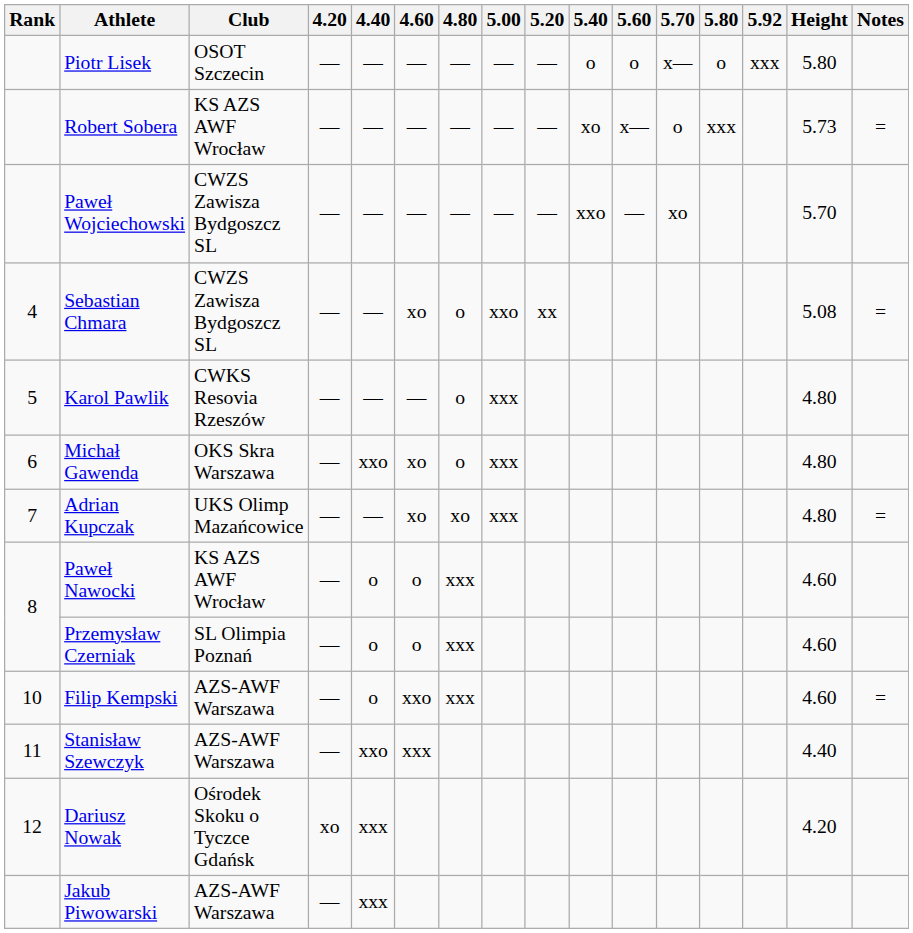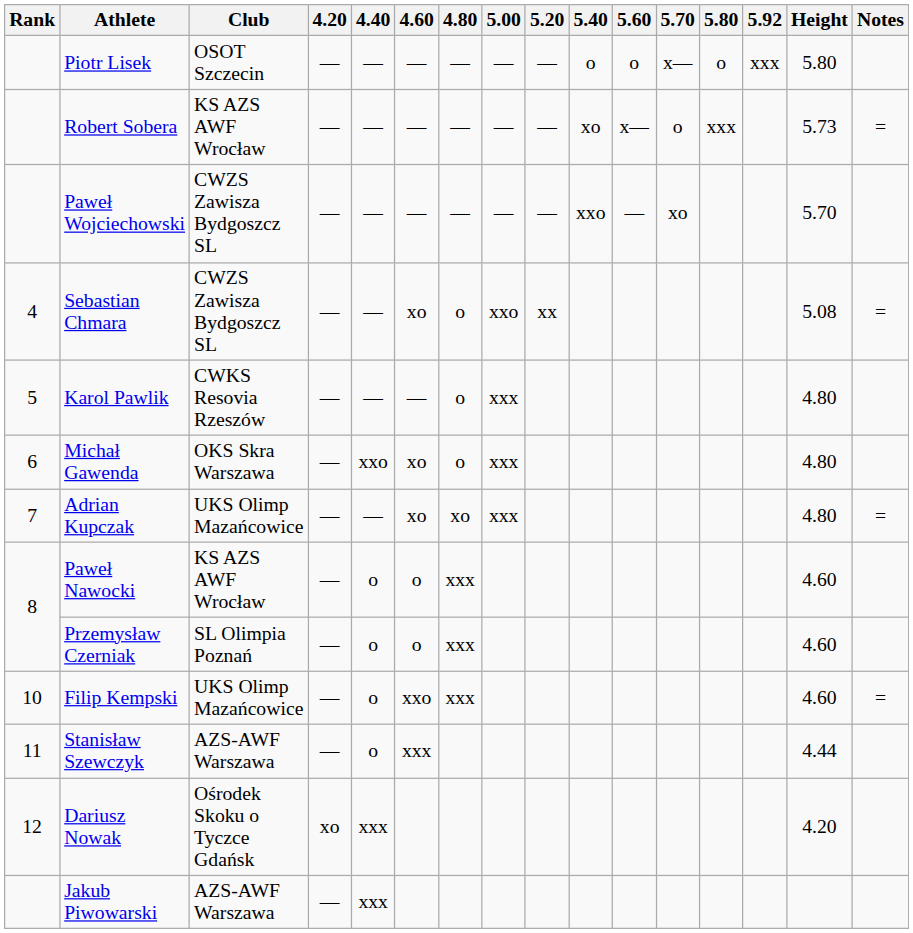(237, 697) AZS-AWF Warszawa -> (249, 697) UKS Olimp Mazańcowice
(373, 750) xxo -> (373, 750) o
(819, 750) 4.40 -> (819, 750) 4.44
